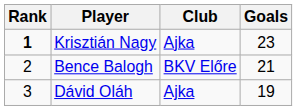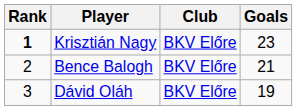(179, 42) Ajka -> (200, 42) BKV Előre
(179, 92) Ajka -> (200, 92) BKV Előre
